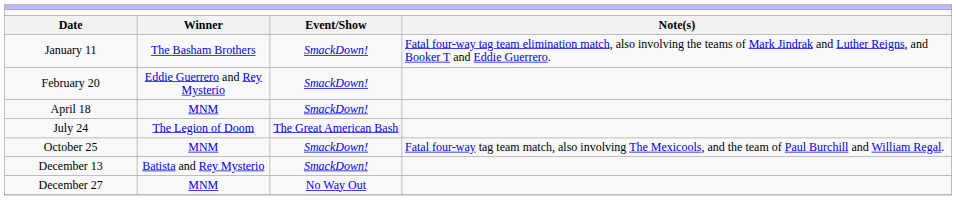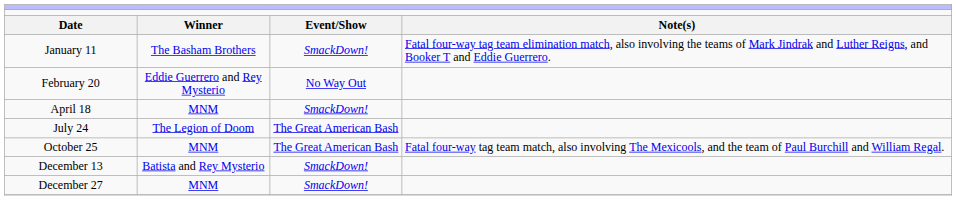(336, 83) SmackDown! -> (336, 83) No Way Out
(336, 147) SmackDown! -> (336, 147) The Great American Bash
(336, 185) No Way Out -> (336, 185) SmackDown!
